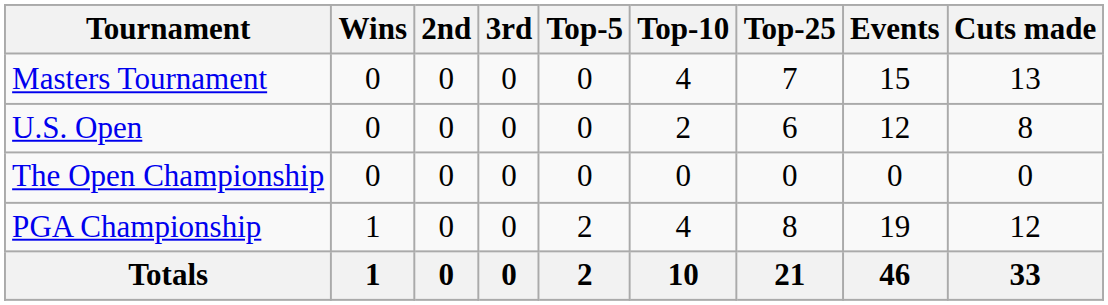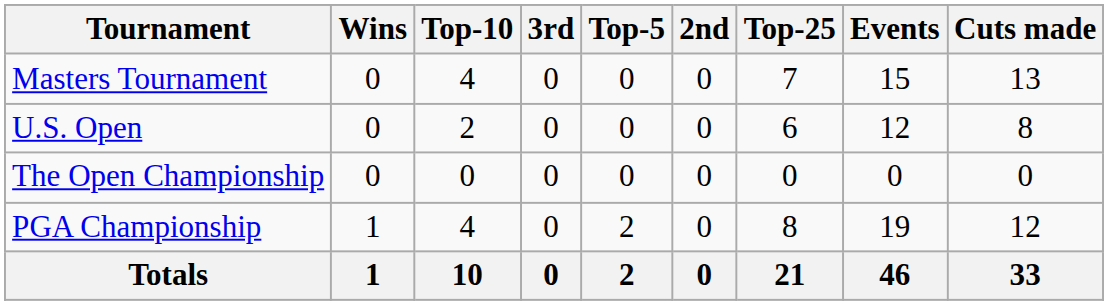columns swapped: (446, 29) <-> (683, 29)
